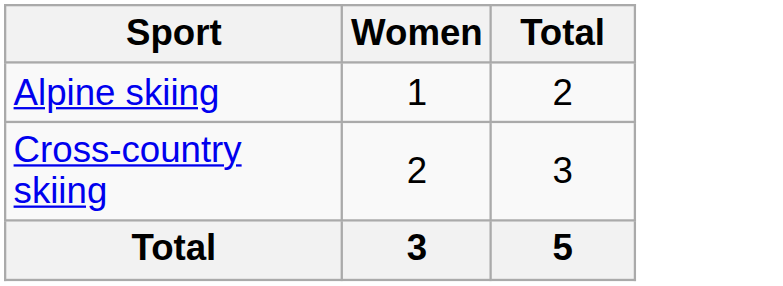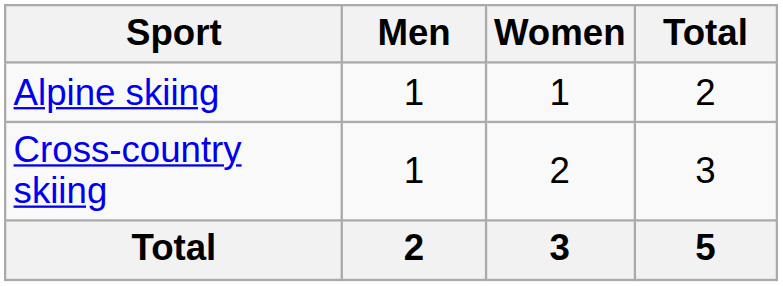+ column: (414, 33)
